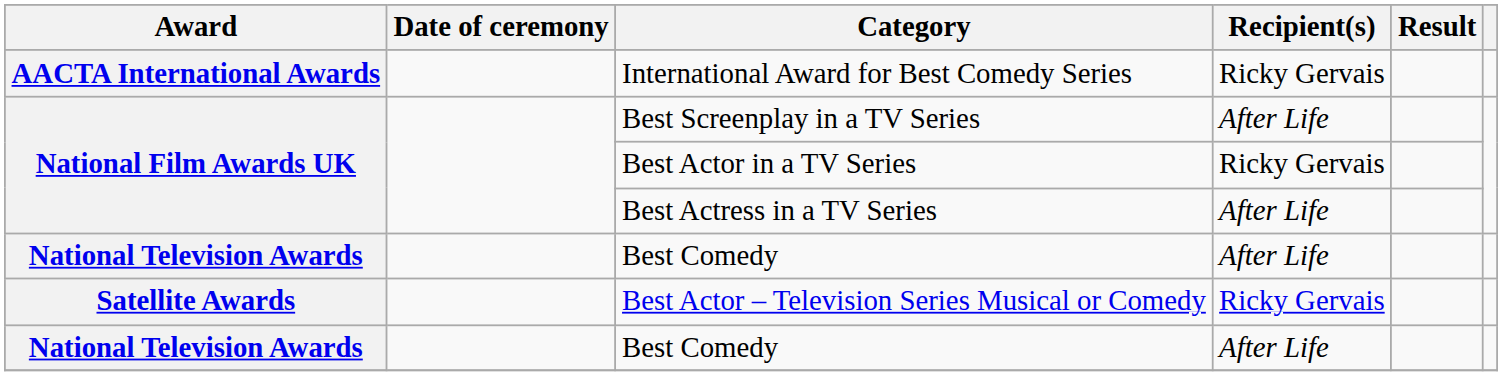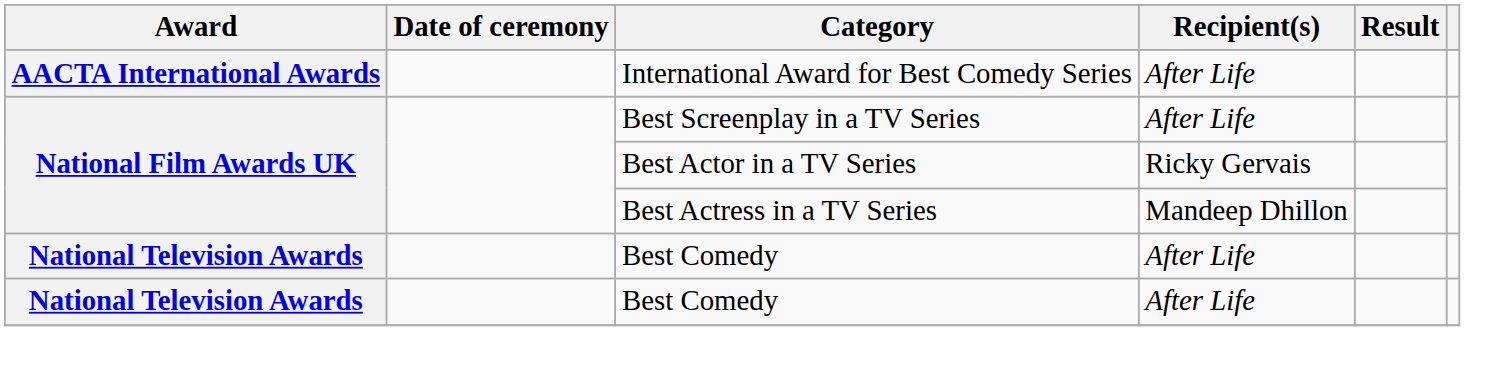(1302, 73) Ricky Gervais -> (1200, 73) After Life
(1274, 210) After Life -> (1247, 210) Mandeep Dhillon
- row: (196, 301)
